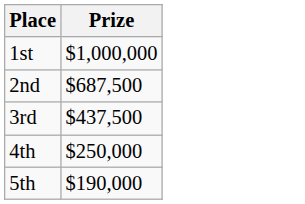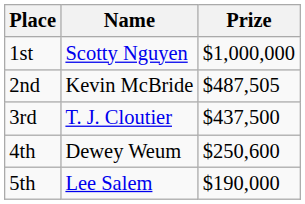+ column: (129, 20)
(104, 85) $687,500 -> (241, 85) $487,505
(104, 150) $250,000 -> (241, 150) $250,600
